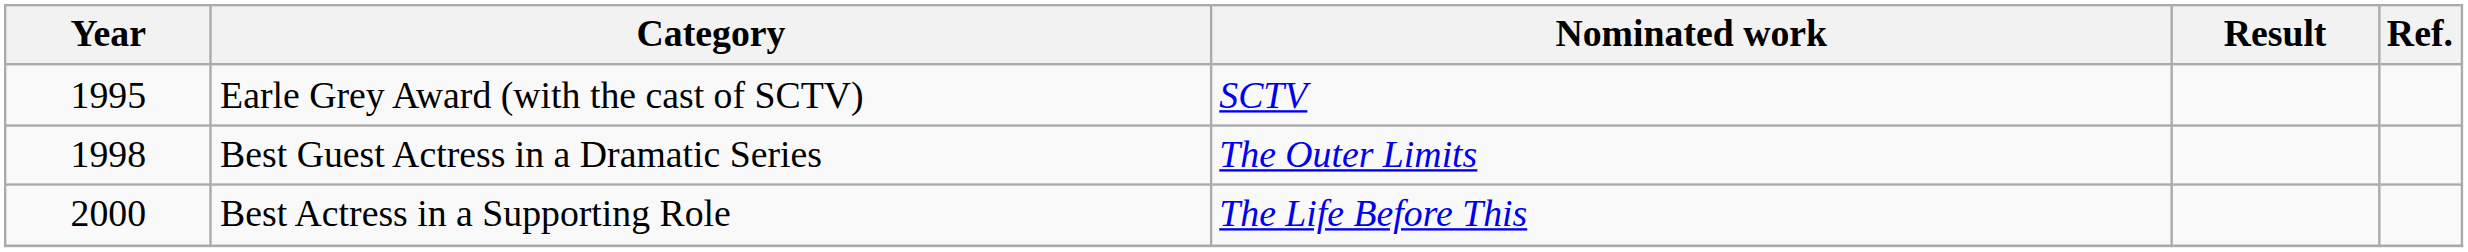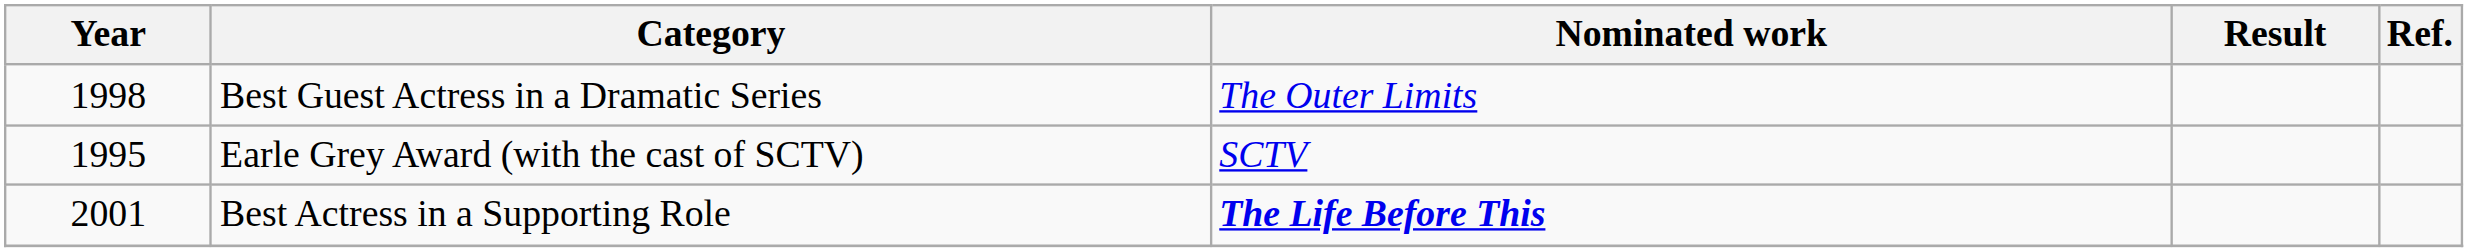rows swapped: (542, 94) <-> (521, 154)
(108, 214) 2000 -> (108, 214) 2001
(1373, 214) normal -> (1382, 214) bold
